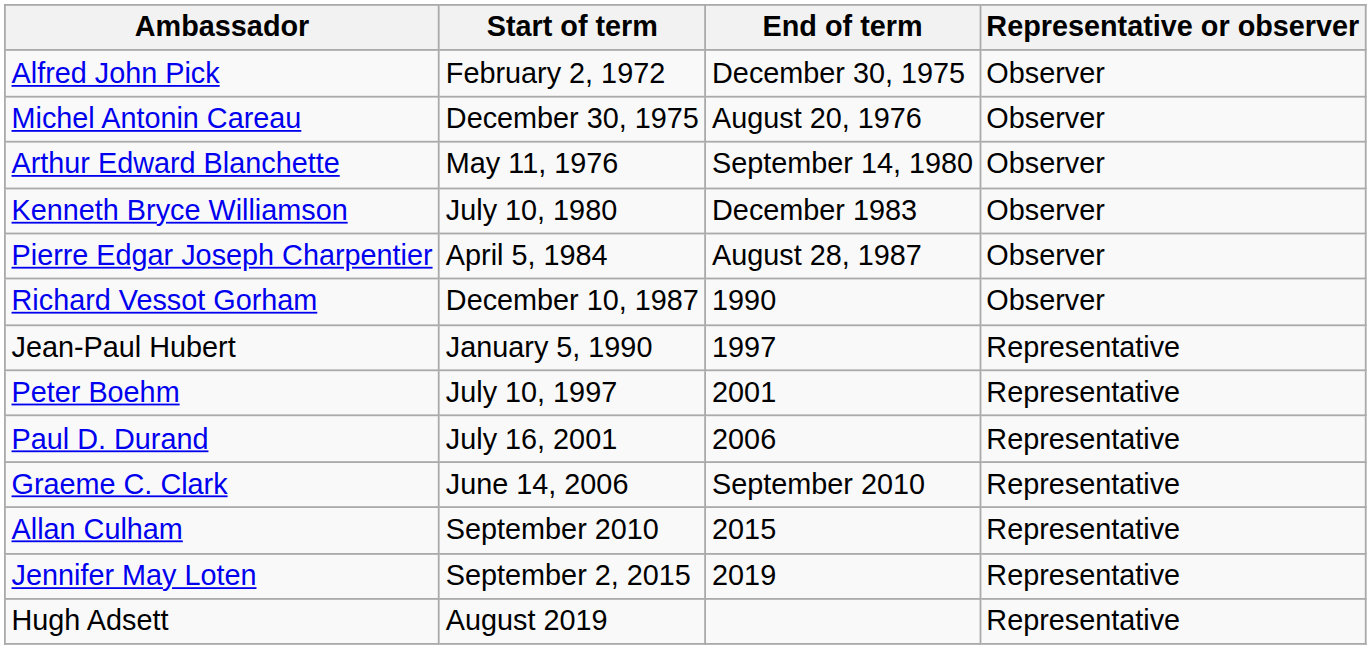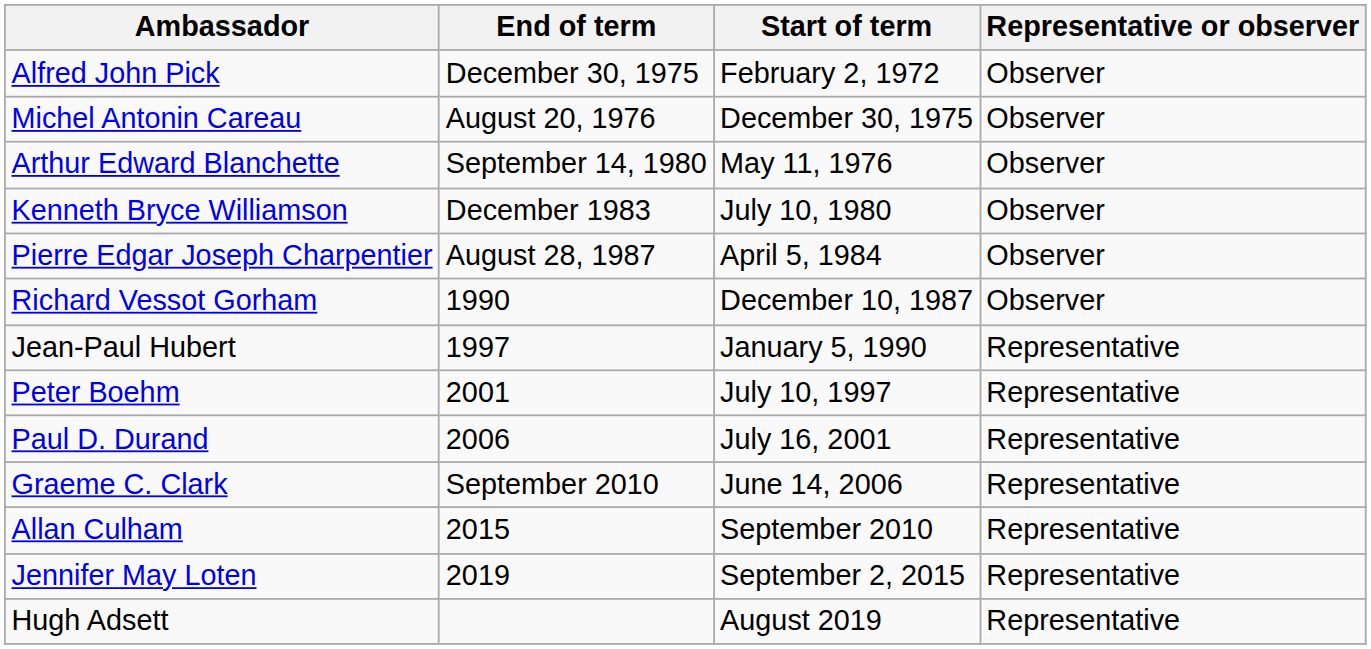columns swapped: (572, 27) <-> (843, 27)
